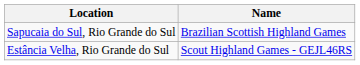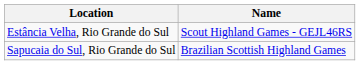rows swapped: (88, 50) <-> (91, 32)
